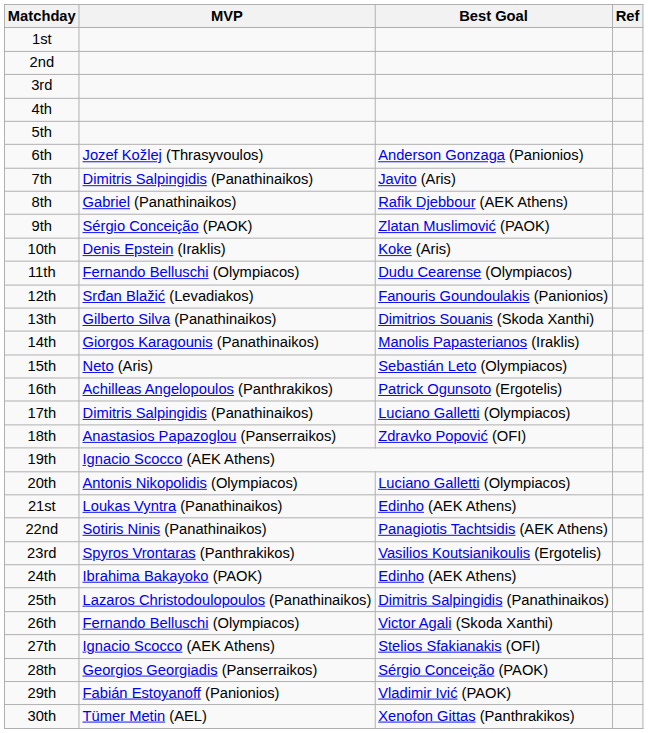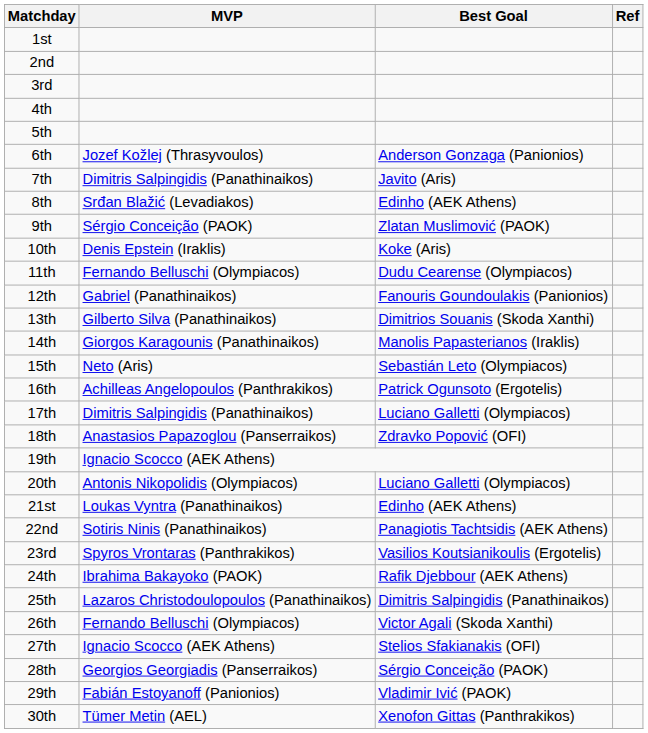(159, 202) Gabriel (Panathinaikos) -> (168, 202) Srđan Blažić (Levadiakos)
(473, 202) Rafik Djebbour (AEK Athens) -> (447, 202) Edinho (AEK Athens)
(168, 296) Srđan Blažić (Levadiakos) -> (159, 296) Gabriel (Panathinaikos)
(447, 576) Edinho (AEK Athens) -> (473, 576) Rafik Djebbour (AEK Athens)
